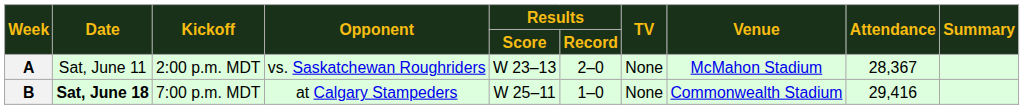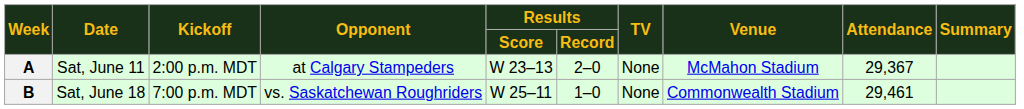(377, 67) vs. Saskatchewan Roughriders -> (373, 67) at Calgary Stampeders
(893, 67) 28,367 -> (889, 67) 29,367
(103, 92) bold -> (101, 92) normal
(377, 92) at Calgary Stampeders -> (373, 92) vs. Saskatchewan Roughriders
(893, 92) 29,416 -> (889, 92) 29,461
